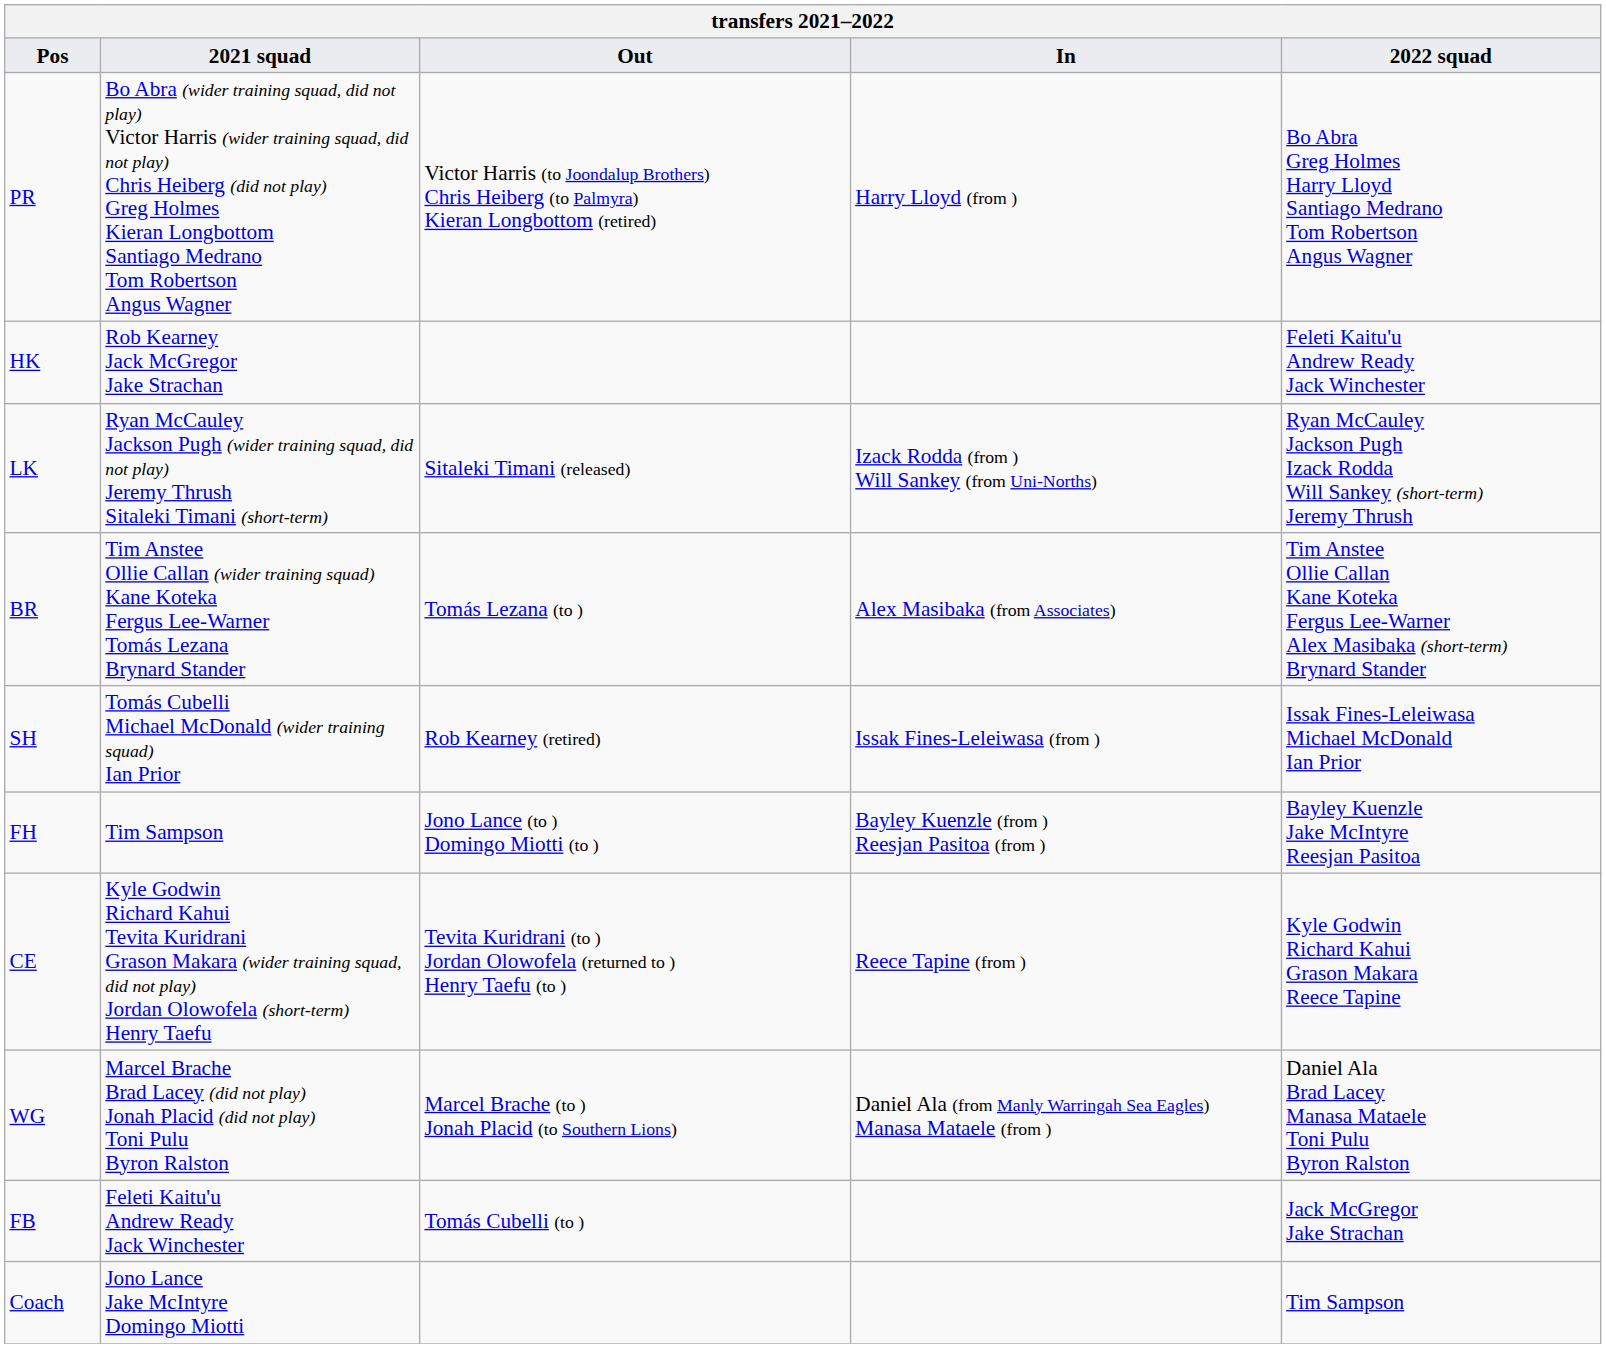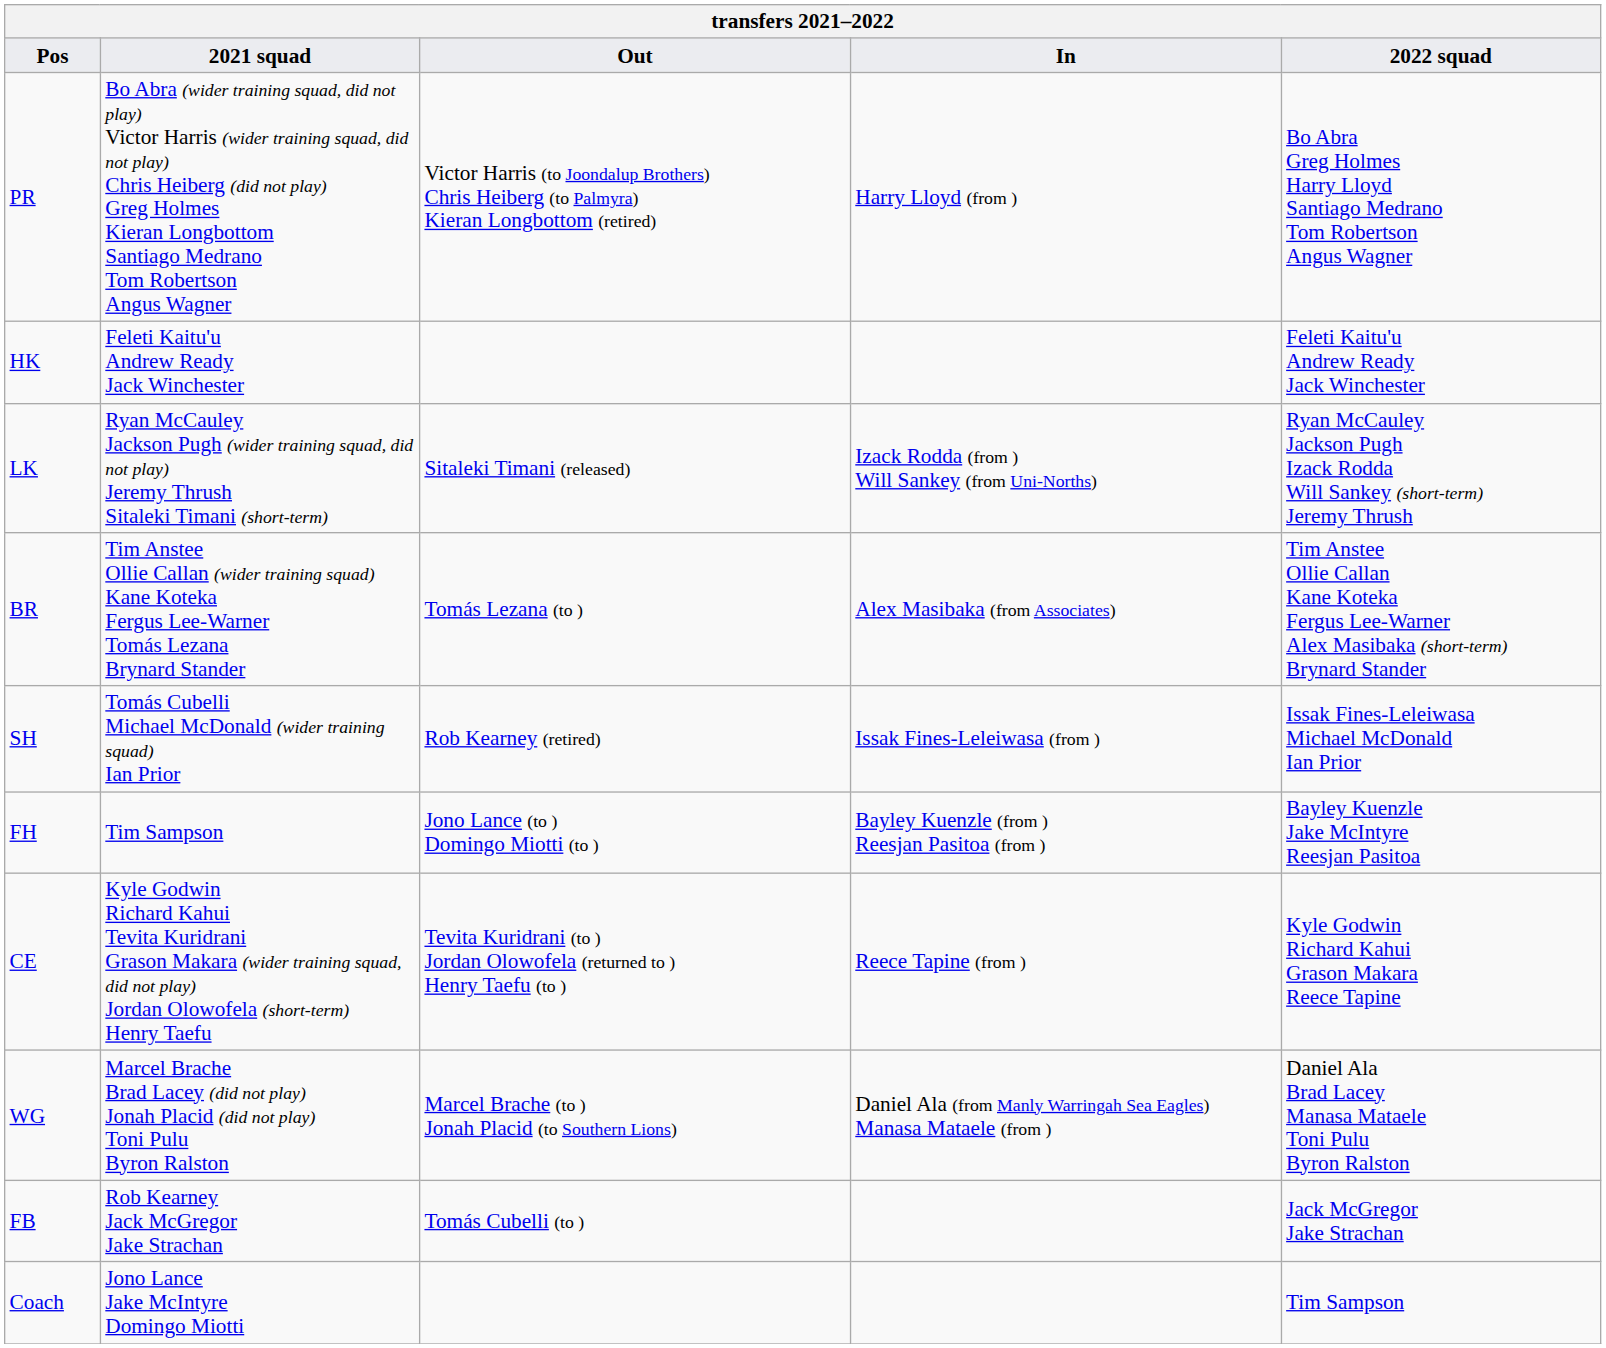(171, 362) Rob Kearney Jack McGregor Jake Strachan -> (175, 362) Feleti Kaitu'u Andrew Ready Jack Winchester
(175, 1220) Feleti Kaitu'u Andrew Ready Jack Winchester -> (171, 1220) Rob Kearney Jack McGregor Jake Strachan
